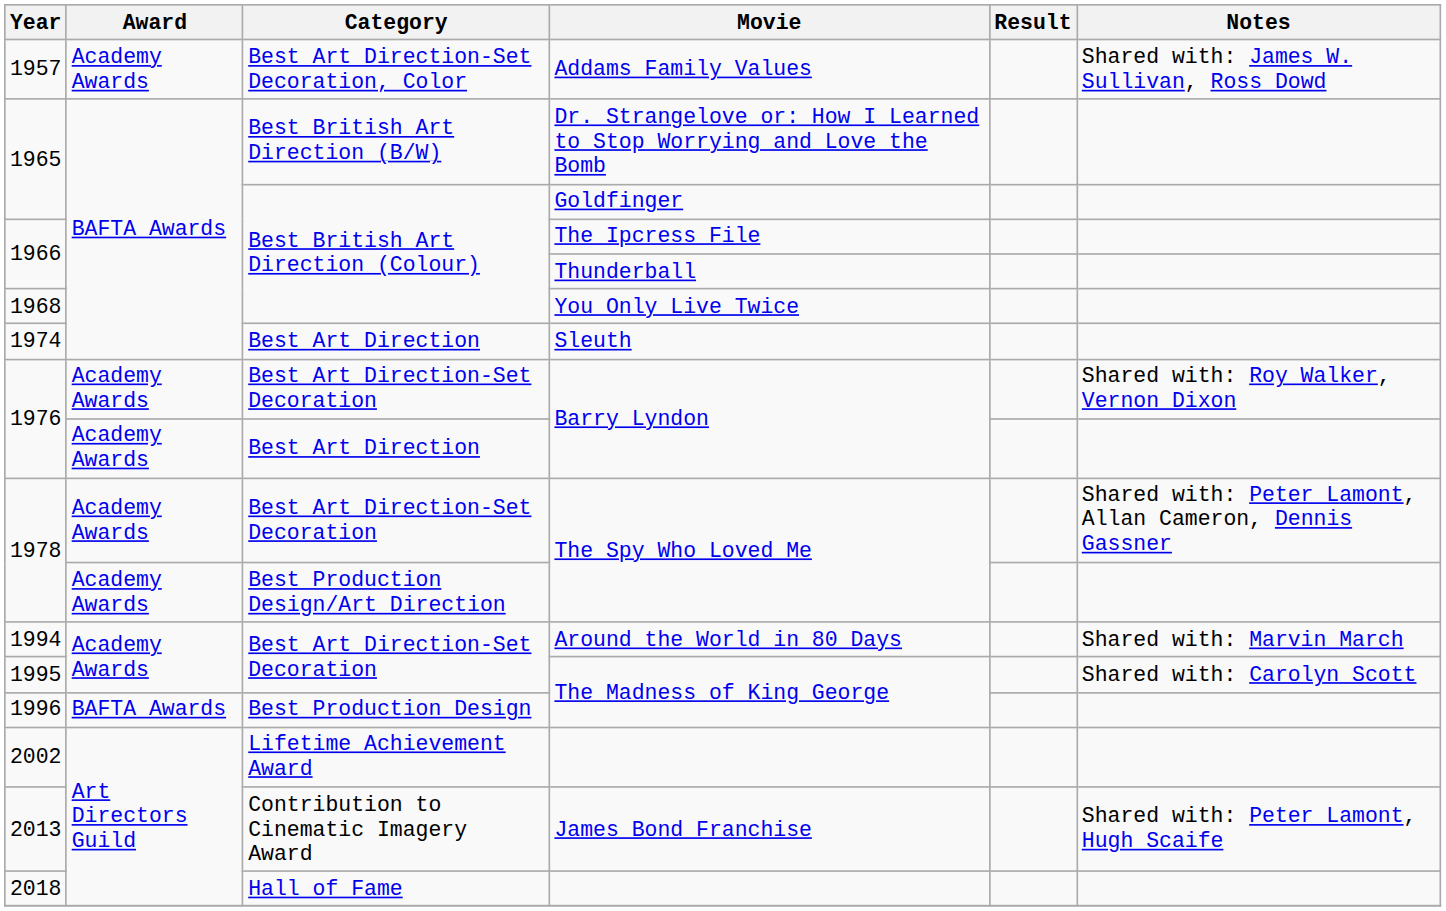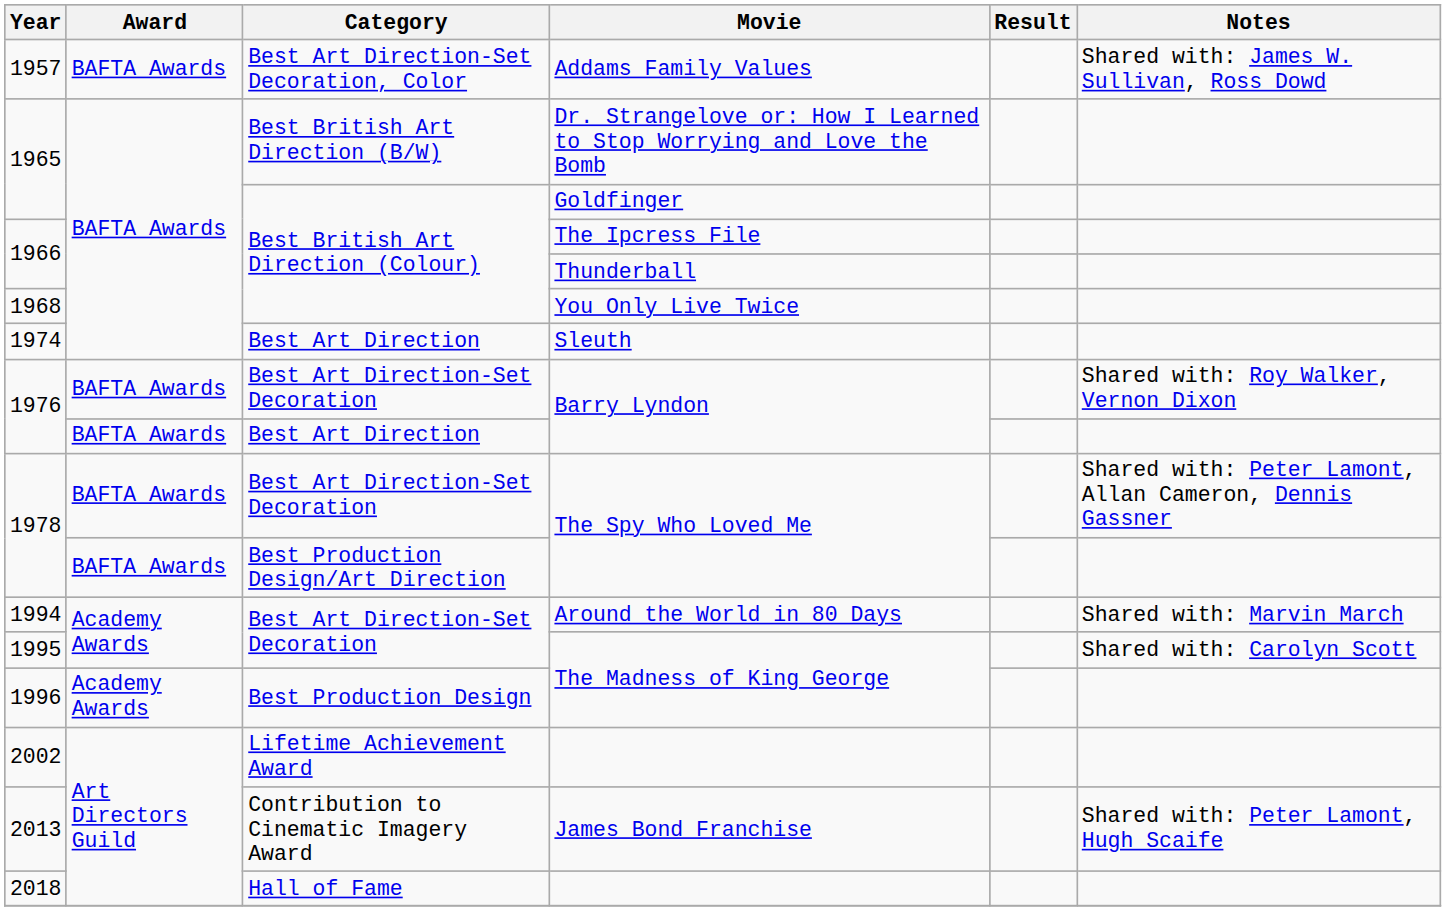(117, 70) Academy Awards -> (149, 70) BAFTA Awards
(117, 389) Academy Awards -> (149, 389) BAFTA Awards
(117, 448) Academy Awards -> (149, 436) BAFTA Awards
(117, 520) Academy Awards -> (149, 496) BAFTA Awards
(117, 592) Academy Awards -> (149, 568) BAFTA Awards
(149, 710) BAFTA Awards -> (117, 697) Academy Awards
